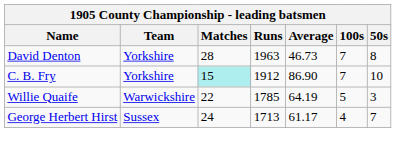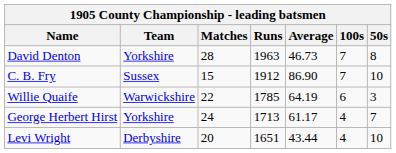(149, 76) Yorkshire -> (141, 76) Sussex
(207, 76) paleturquoise background -> (207, 76) no background
(343, 96) 5 -> (343, 96) 6
(141, 117) Sussex -> (149, 117) Yorkshire
+ row: (39, 138)
